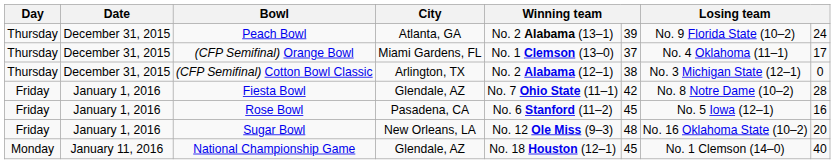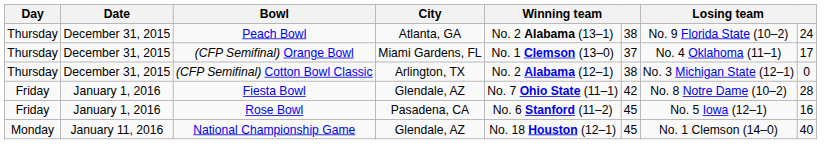(630, 33) 39 -> (630, 33) 38
- row: (274, 130)
